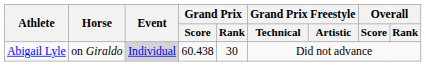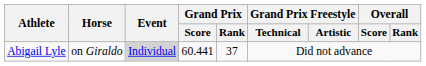(198, 51) 60.438 -> (198, 51) 60.441
(232, 51) 30 -> (232, 51) 37
